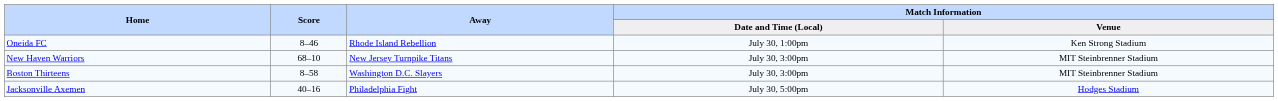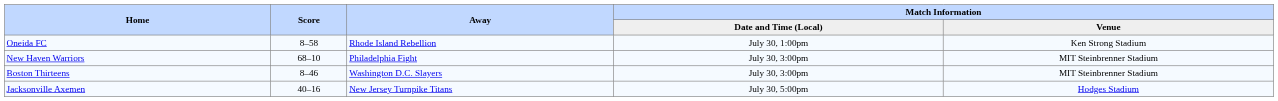(309, 42) 8–46 -> (309, 42) 8–58
(401, 58) New Jersey Turnpike Titans -> (383, 58) Philadelphia Fight
(309, 73) 8–58 -> (309, 73) 8–46
(383, 88) Philadelphia Fight -> (401, 88) New Jersey Turnpike Titans
